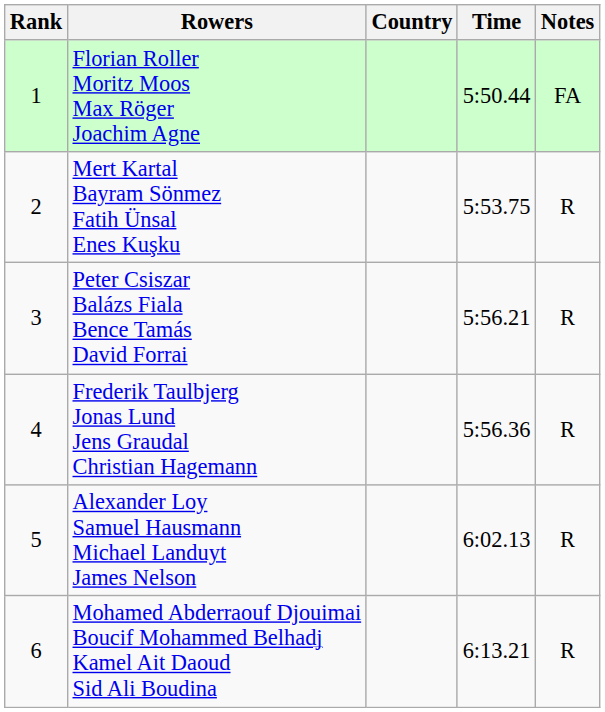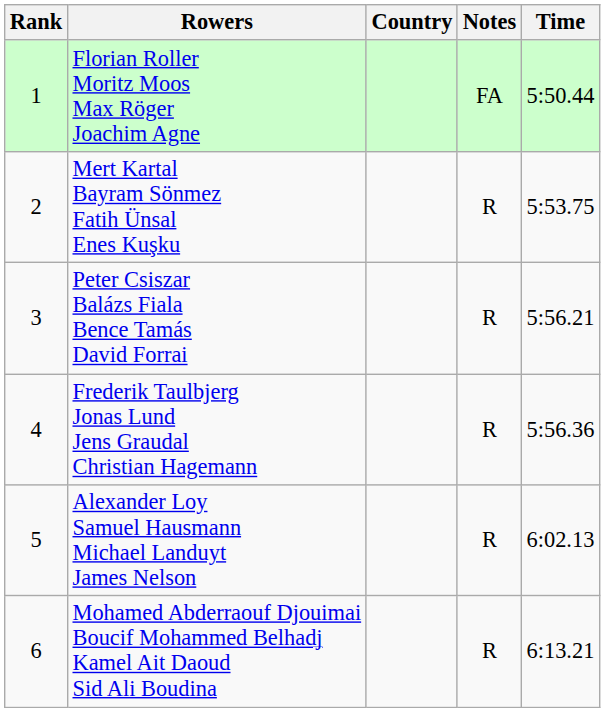columns swapped: (497, 22) <-> (568, 22)
